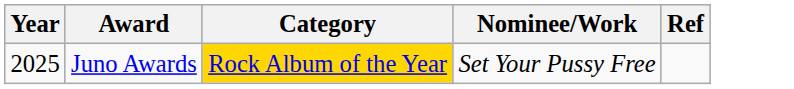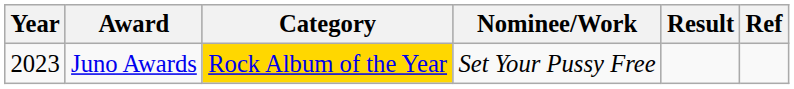+ column: (701, 24)
(35, 63) 2025 -> (35, 63) 2023
